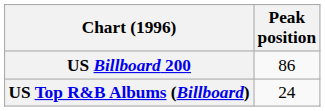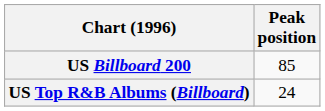(287, 65) 86 -> (287, 65) 85
